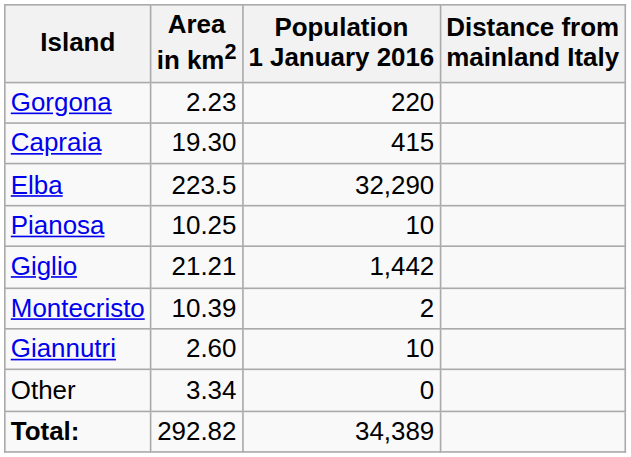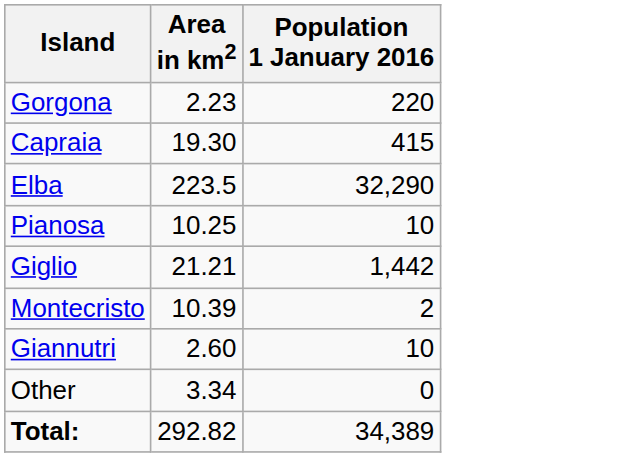- column: (533, 43)
